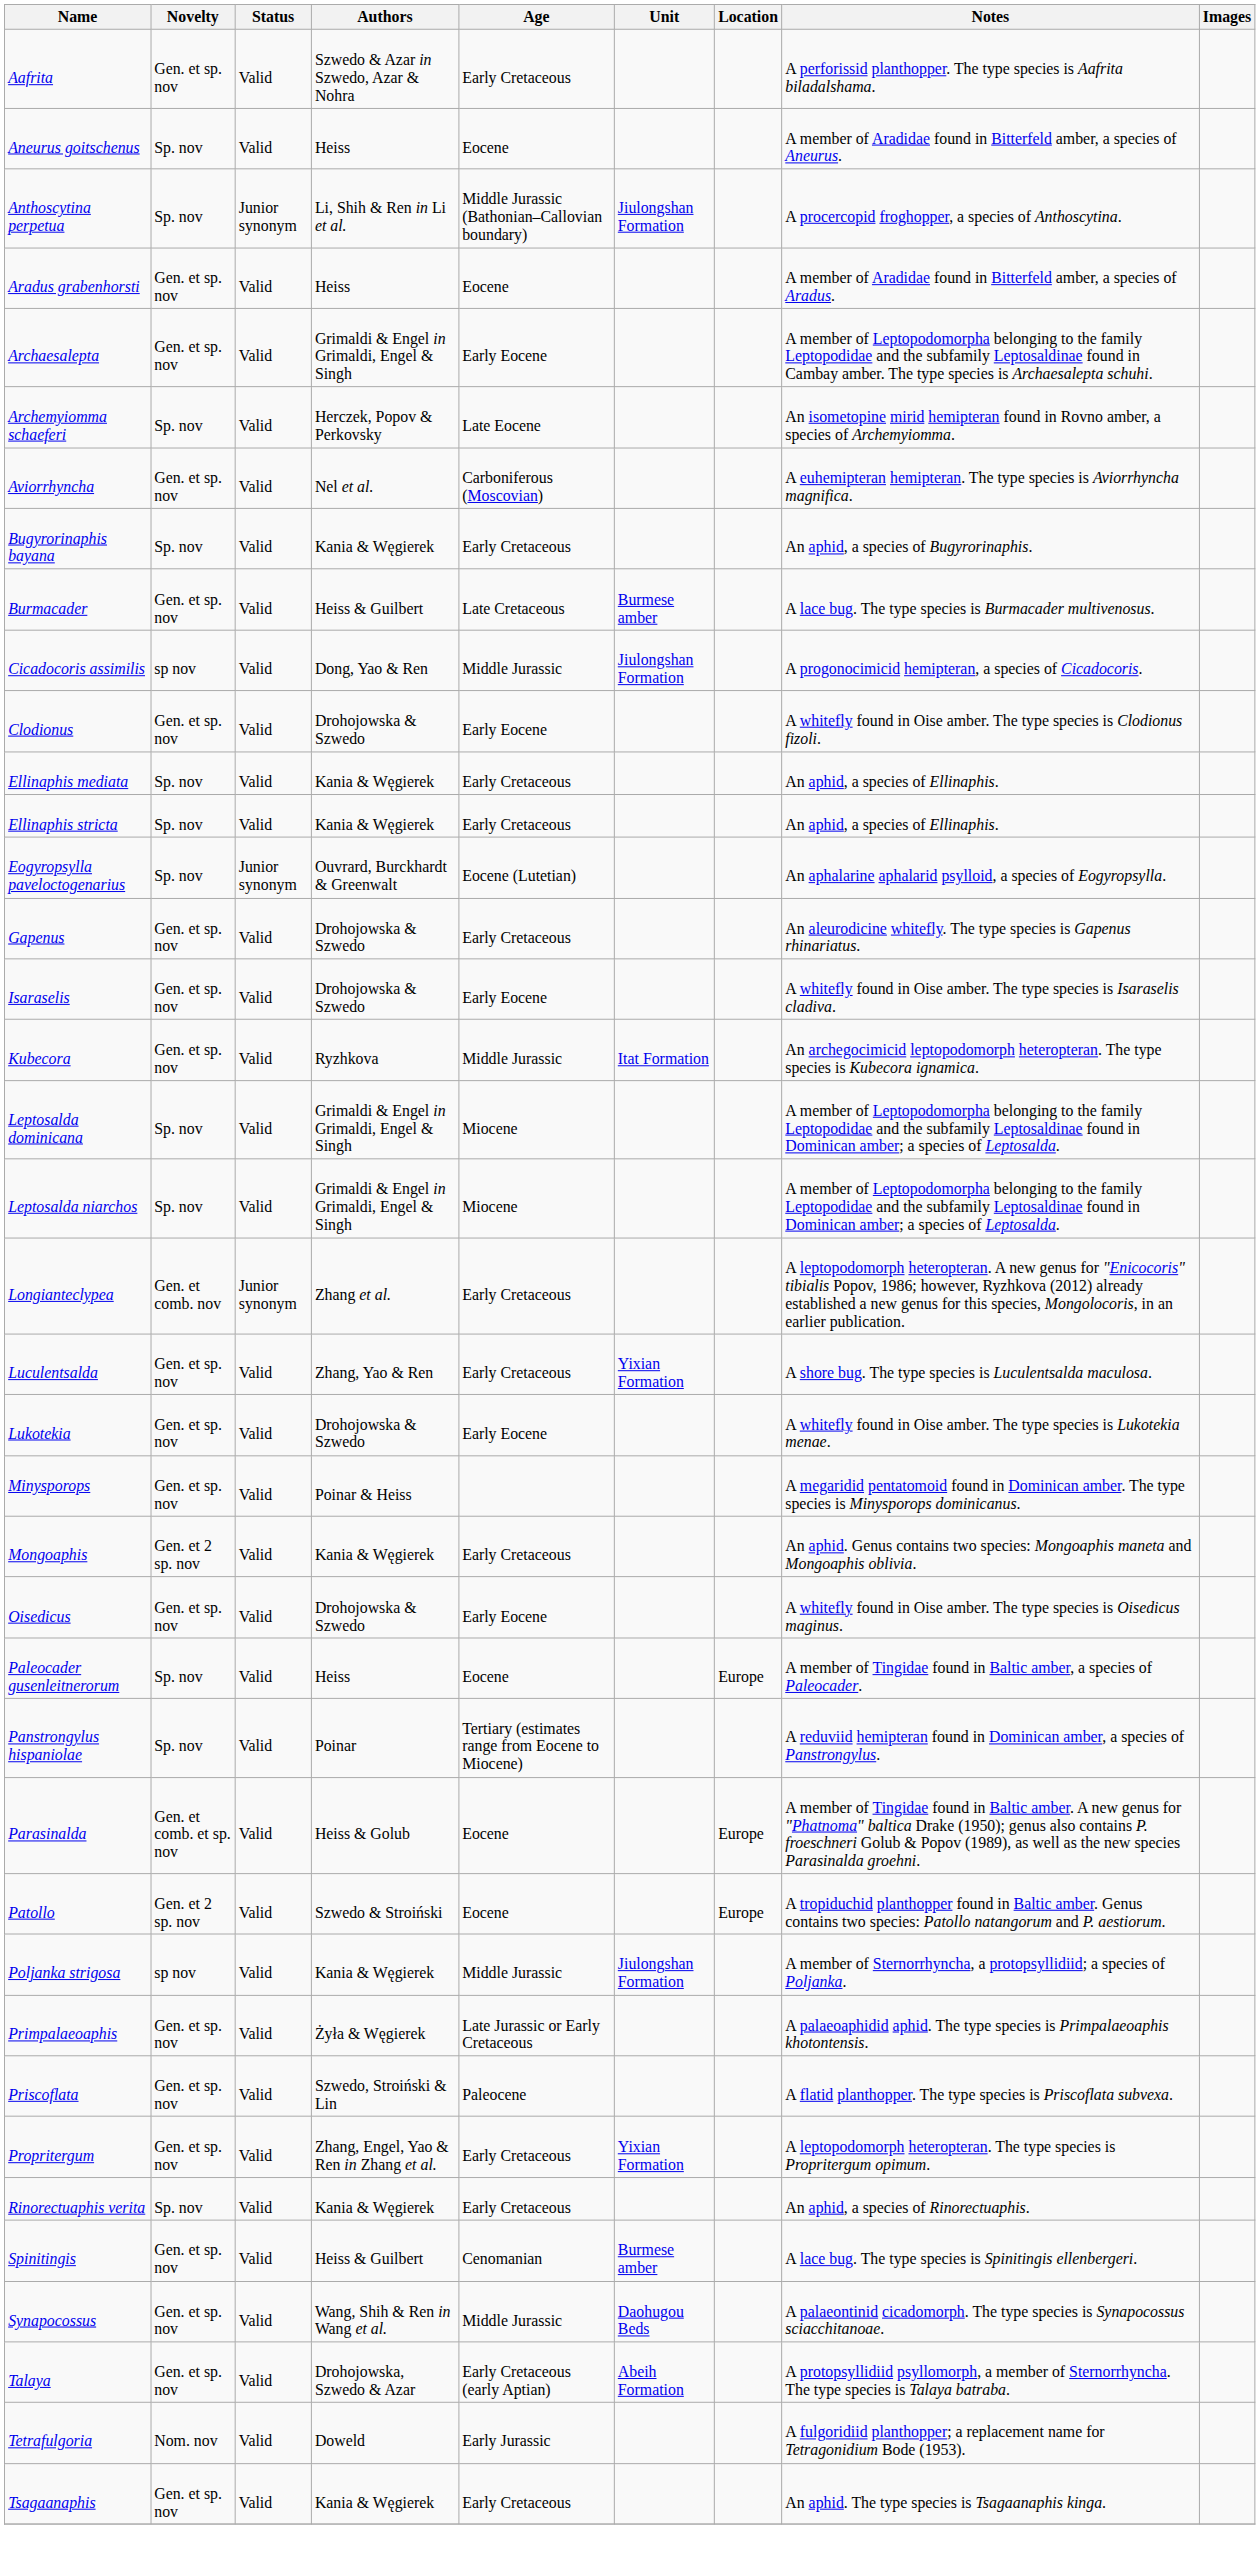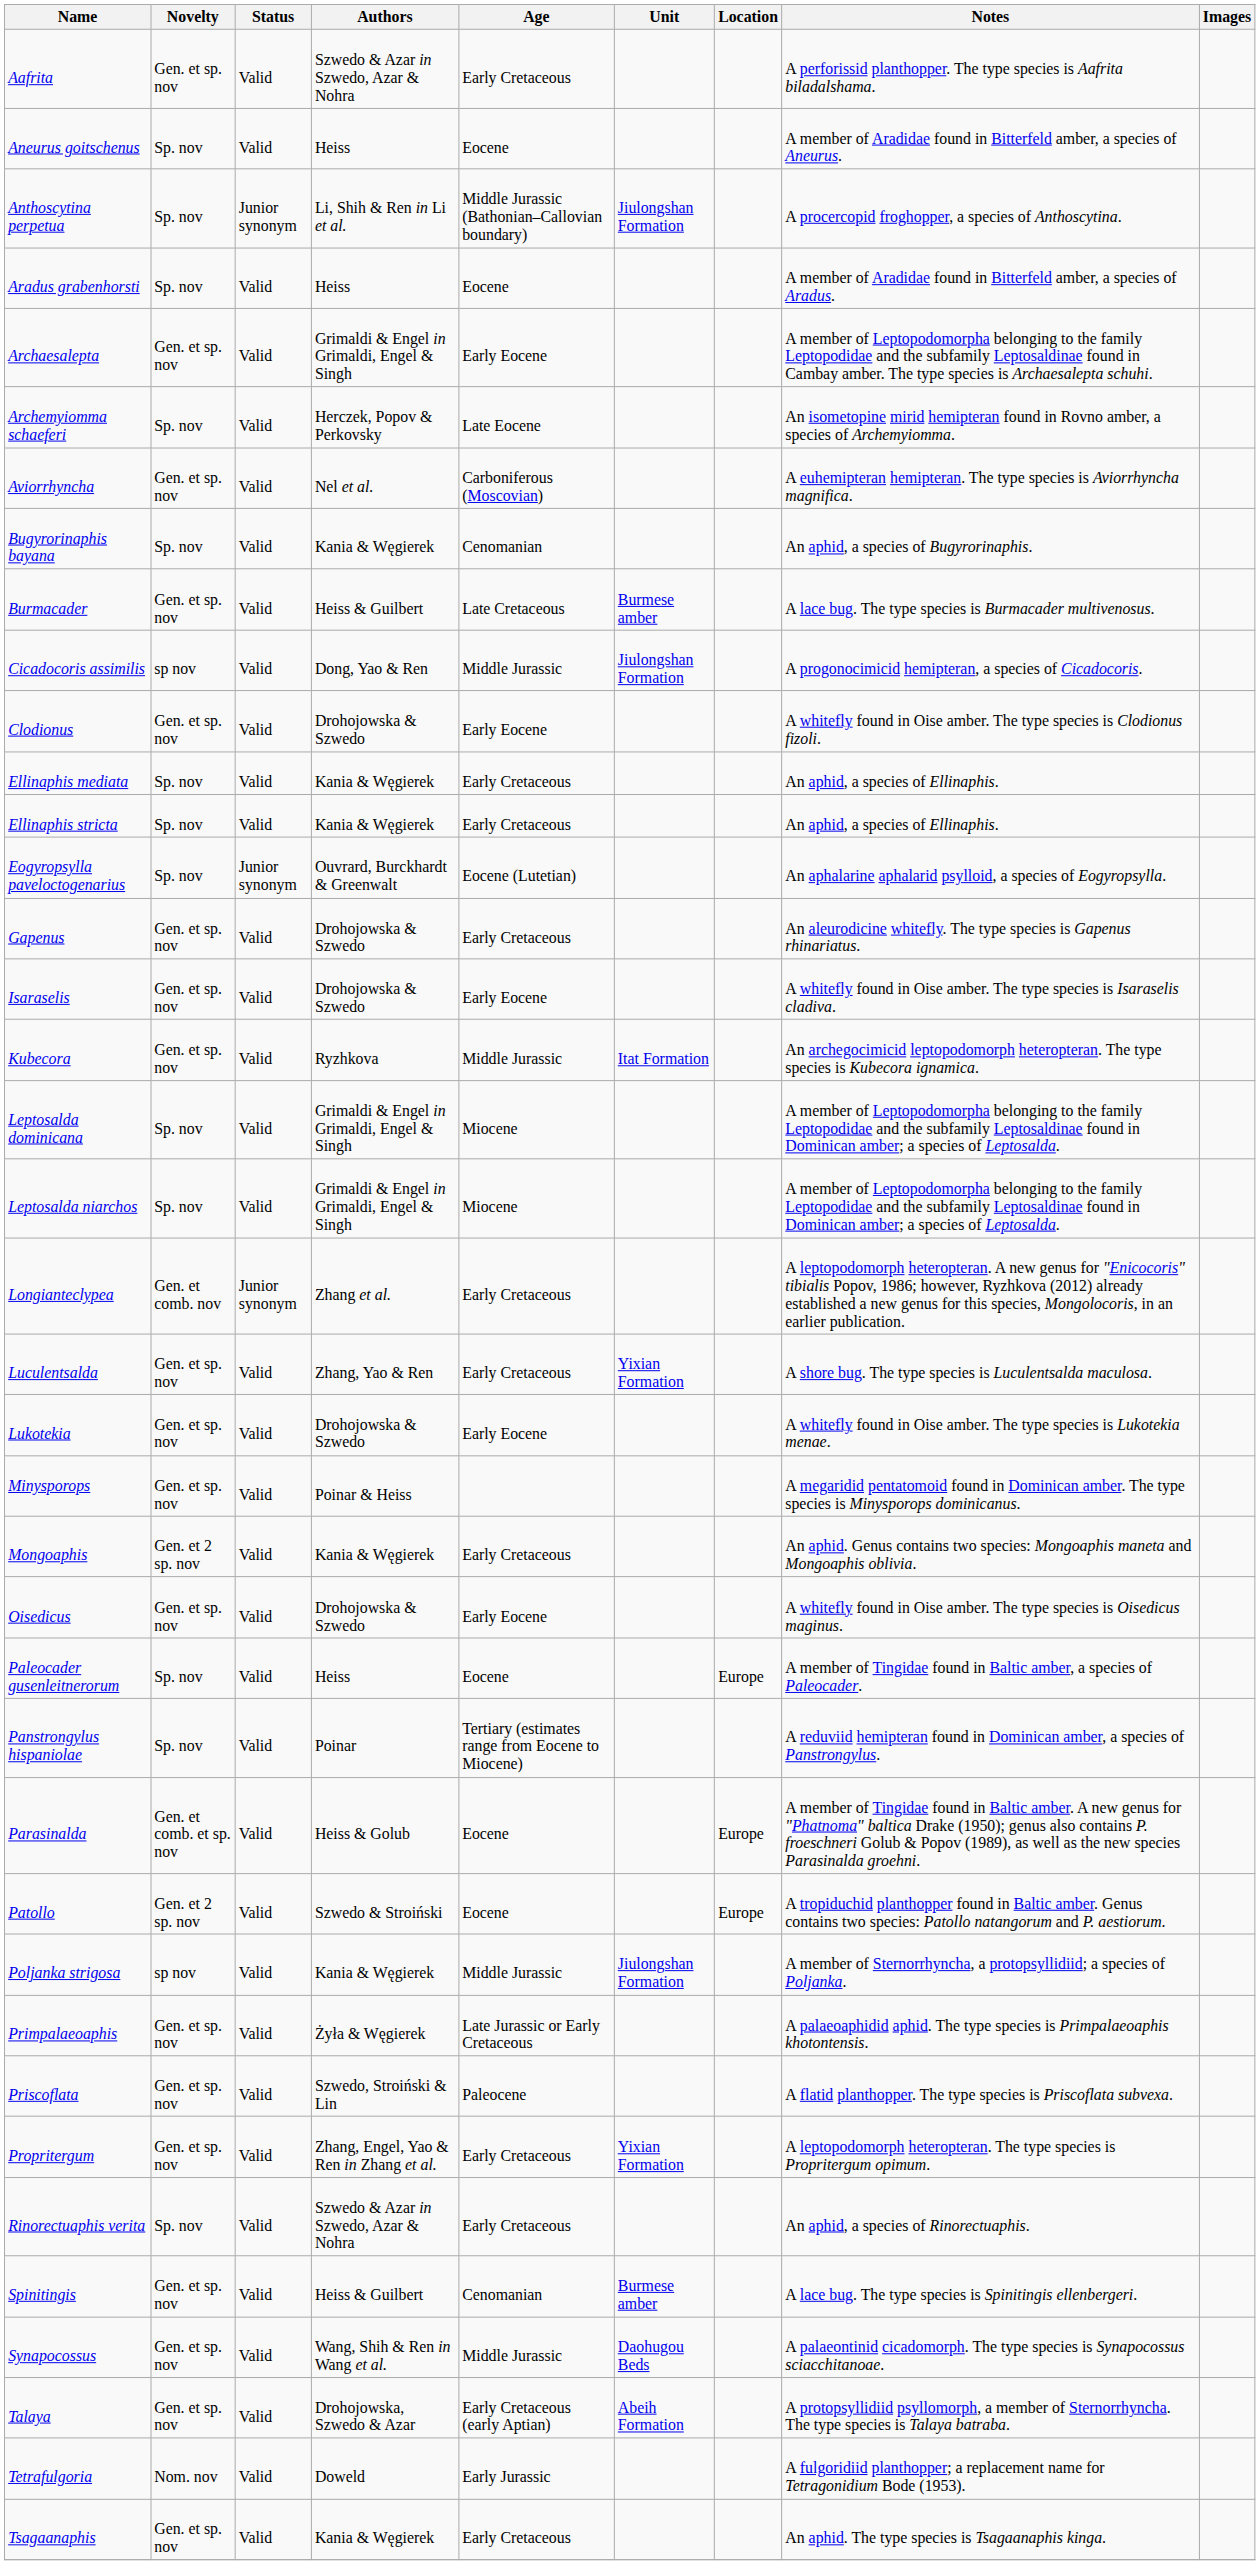(188, 286) Gen. et sp. nov -> (178, 286) Sp. nov
(517, 547) Early Cretaceous -> (502, 547) Cenomanian
(375, 2207) Kania & Węgierek -> (373, 2225) Szwedo & Azar in Szwedo, Azar & Nohra
